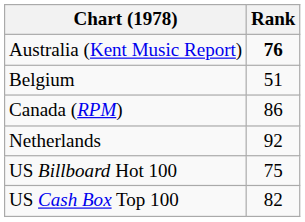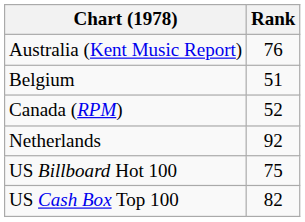(273, 49) bold -> (273, 49) normal
(273, 110) 86 -> (273, 110) 52
